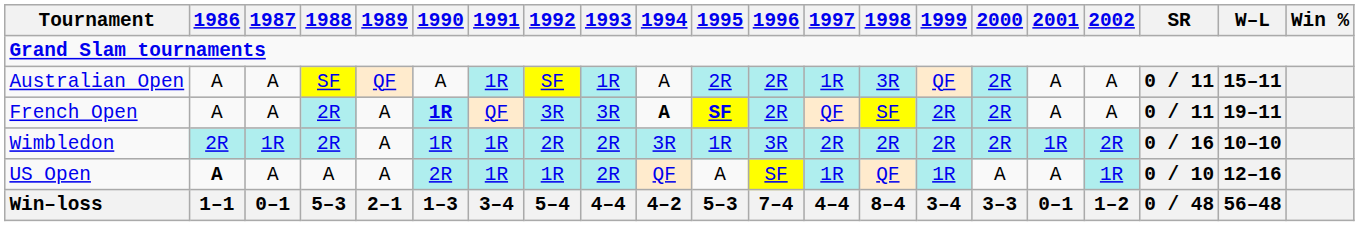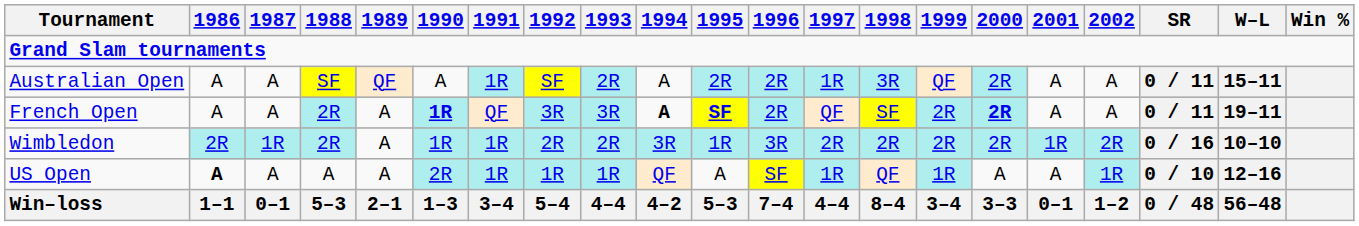(608, 81) 1R -> (608, 81) 2R
(1000, 112) normal -> (1000, 112) bold
(608, 174) 2R -> (608, 174) 1R
